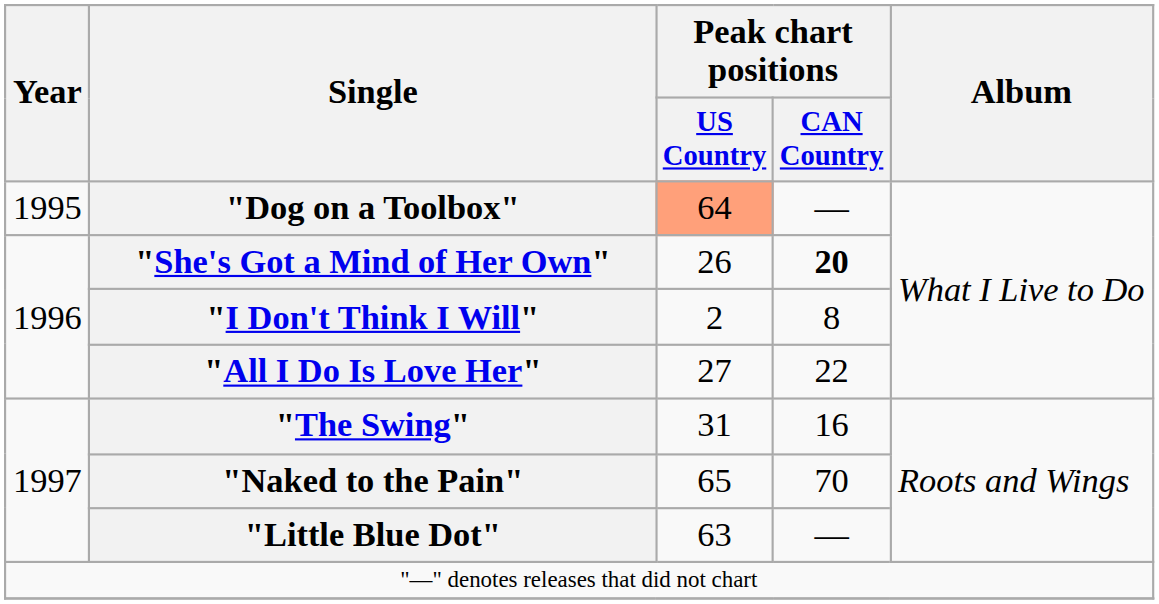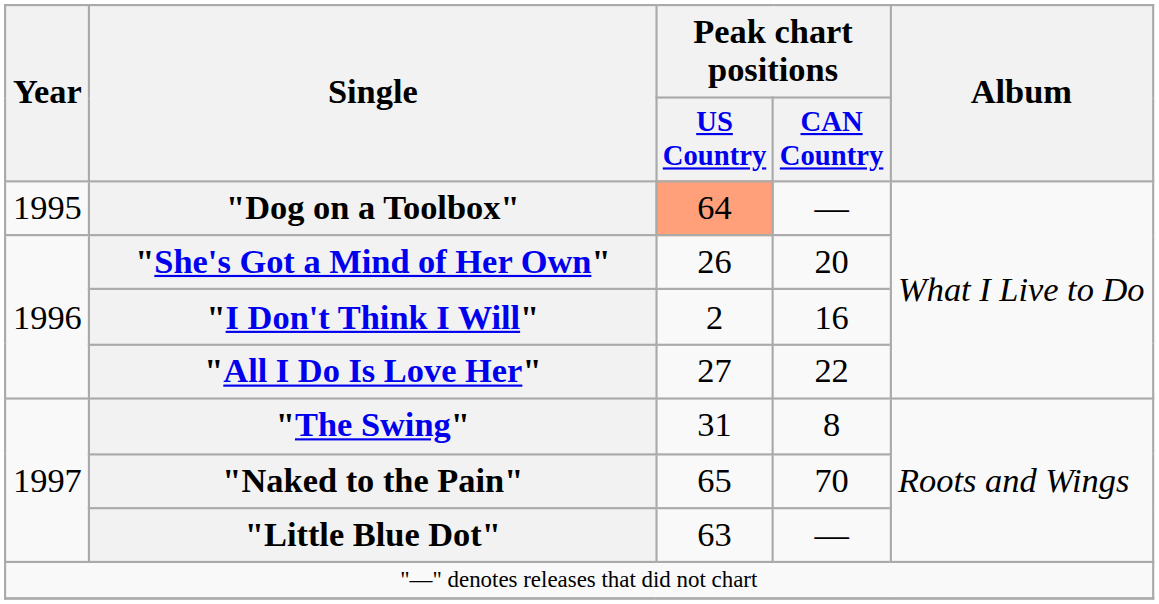(832, 261) bold -> (832, 261) normal
(832, 316) 8 -> (832, 316) 16
(832, 425) 16 -> (832, 425) 8
